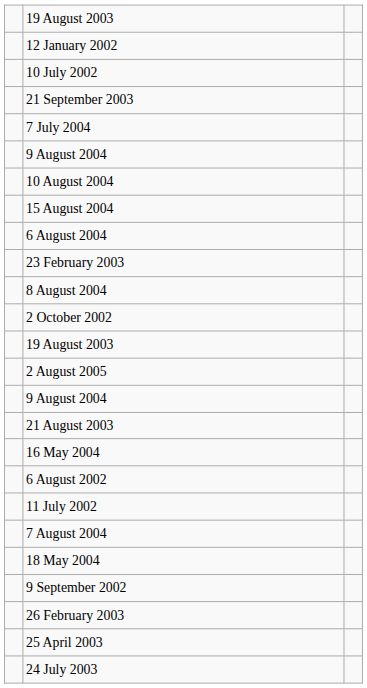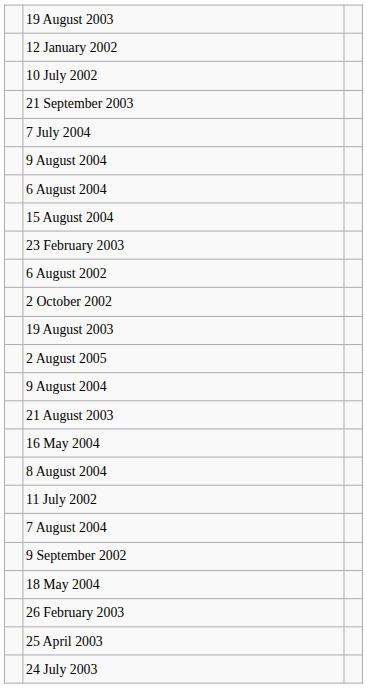- row: (14, 182)
rows swapped: (14, 209) <-> (14, 236)
rows swapped: (14, 480) <-> (14, 290)
rows swapped: (14, 561) <-> (14, 588)
